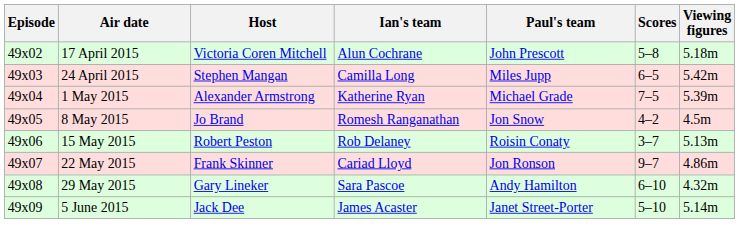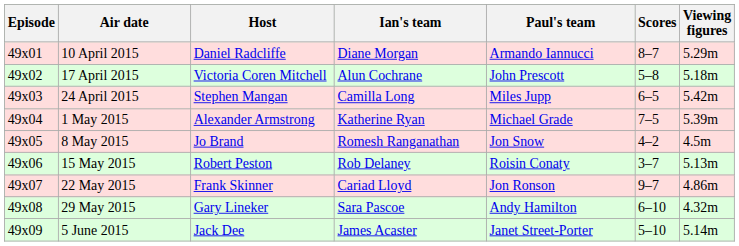+ row: (100, 53)
